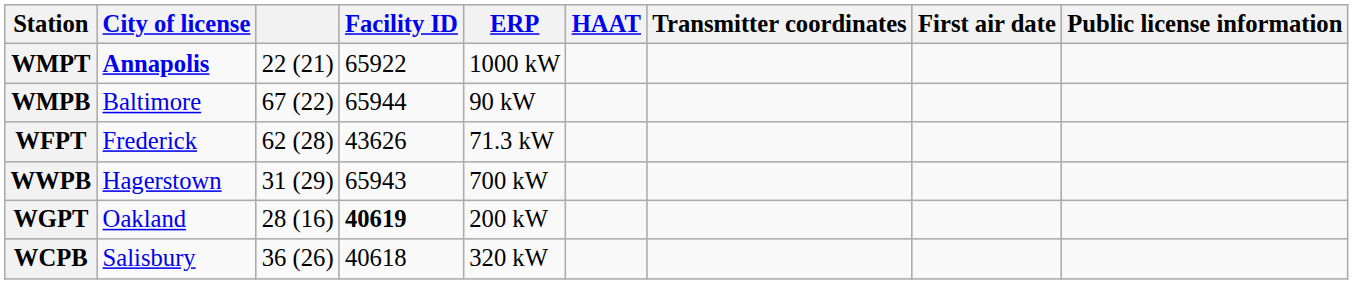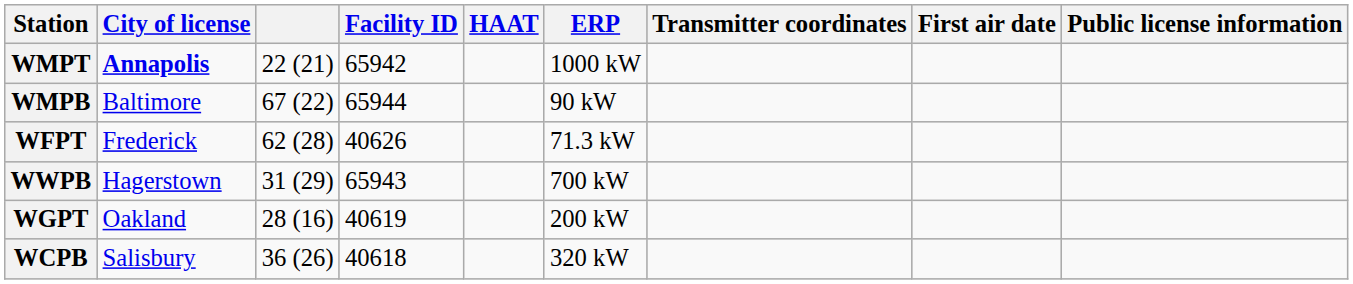columns swapped: (515, 24) <-> (606, 24)
(376, 63) 65922 -> (376, 63) 65942
(376, 141) 43626 -> (376, 141) 40626
(376, 219) bold -> (376, 219) normal
